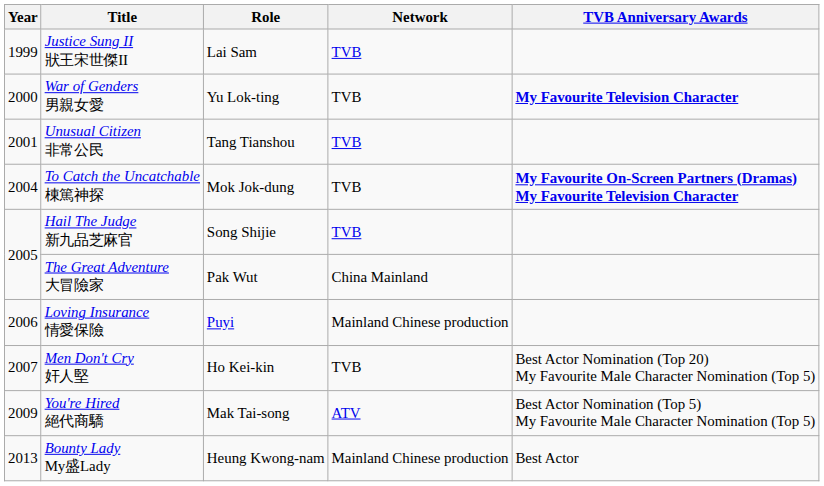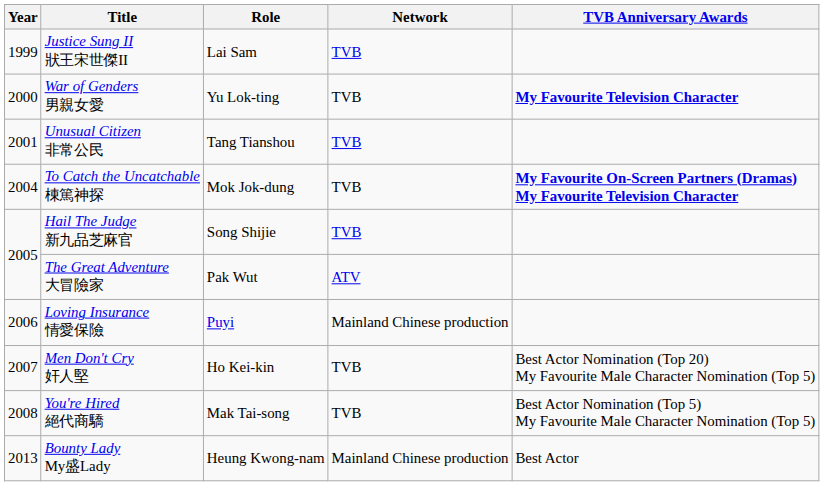(380, 277) China Mainland -> (346, 277) ATV
(23, 412) 2009 -> (23, 412) 2008
(346, 412) ATV -> (346, 412) TVB
